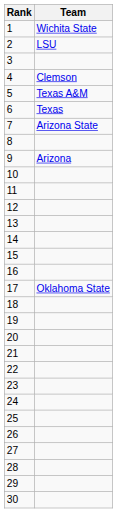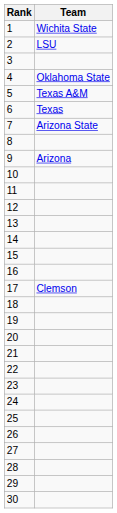(57, 77) Clemson -> (73, 77) Oklahoma State
(73, 288) Oklahoma State -> (57, 288) Clemson
